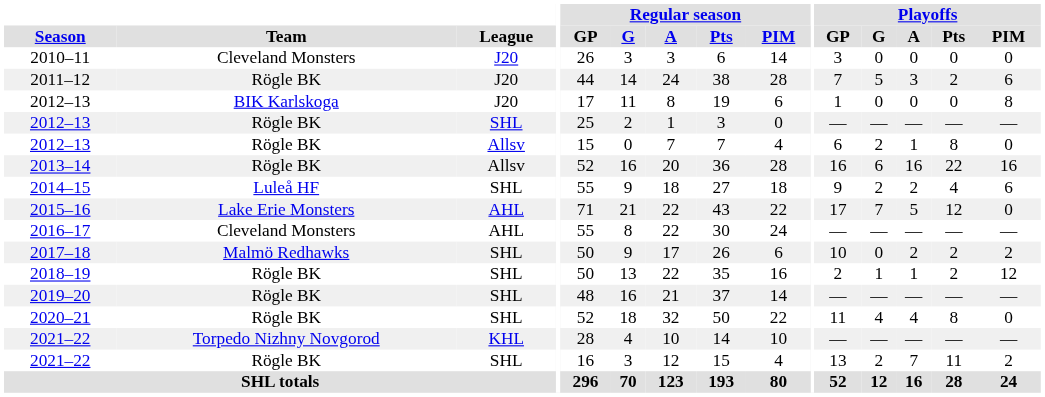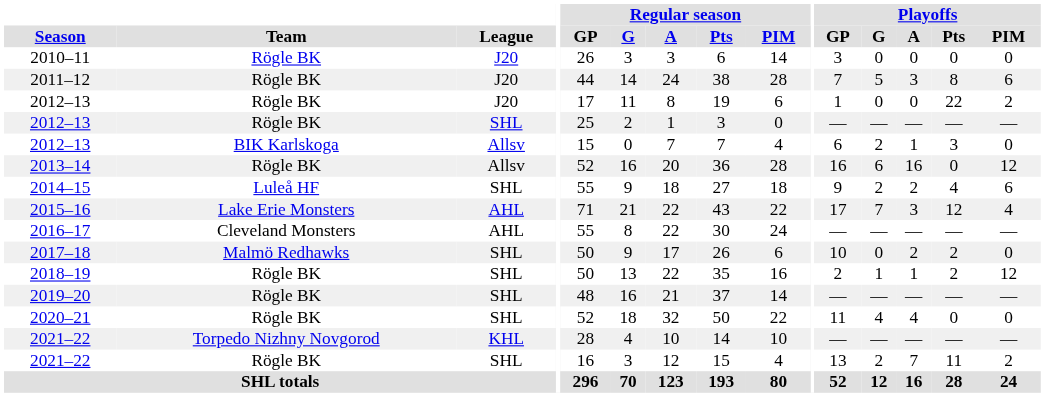(286, 57) Cleveland Monsters -> (286, 57) Rögle BK
(954, 79) 2 -> (954, 79) 8
(286, 101) BIK Karlskoga -> (286, 101) Rögle BK
(954, 101) 0 -> (954, 101) 22
(1009, 101) 8 -> (1009, 101) 2
(286, 144) Rögle BK -> (286, 144) BIK Karlskoga
(954, 144) 8 -> (954, 144) 3
(954, 165) 22 -> (954, 165) 0
(1009, 165) 16 -> (1009, 165) 12
(914, 209) 5 -> (914, 209) 3
(1009, 209) 0 -> (1009, 209) 4
(1009, 252) 2 -> (1009, 252) 0
(954, 317) 8 -> (954, 317) 0
